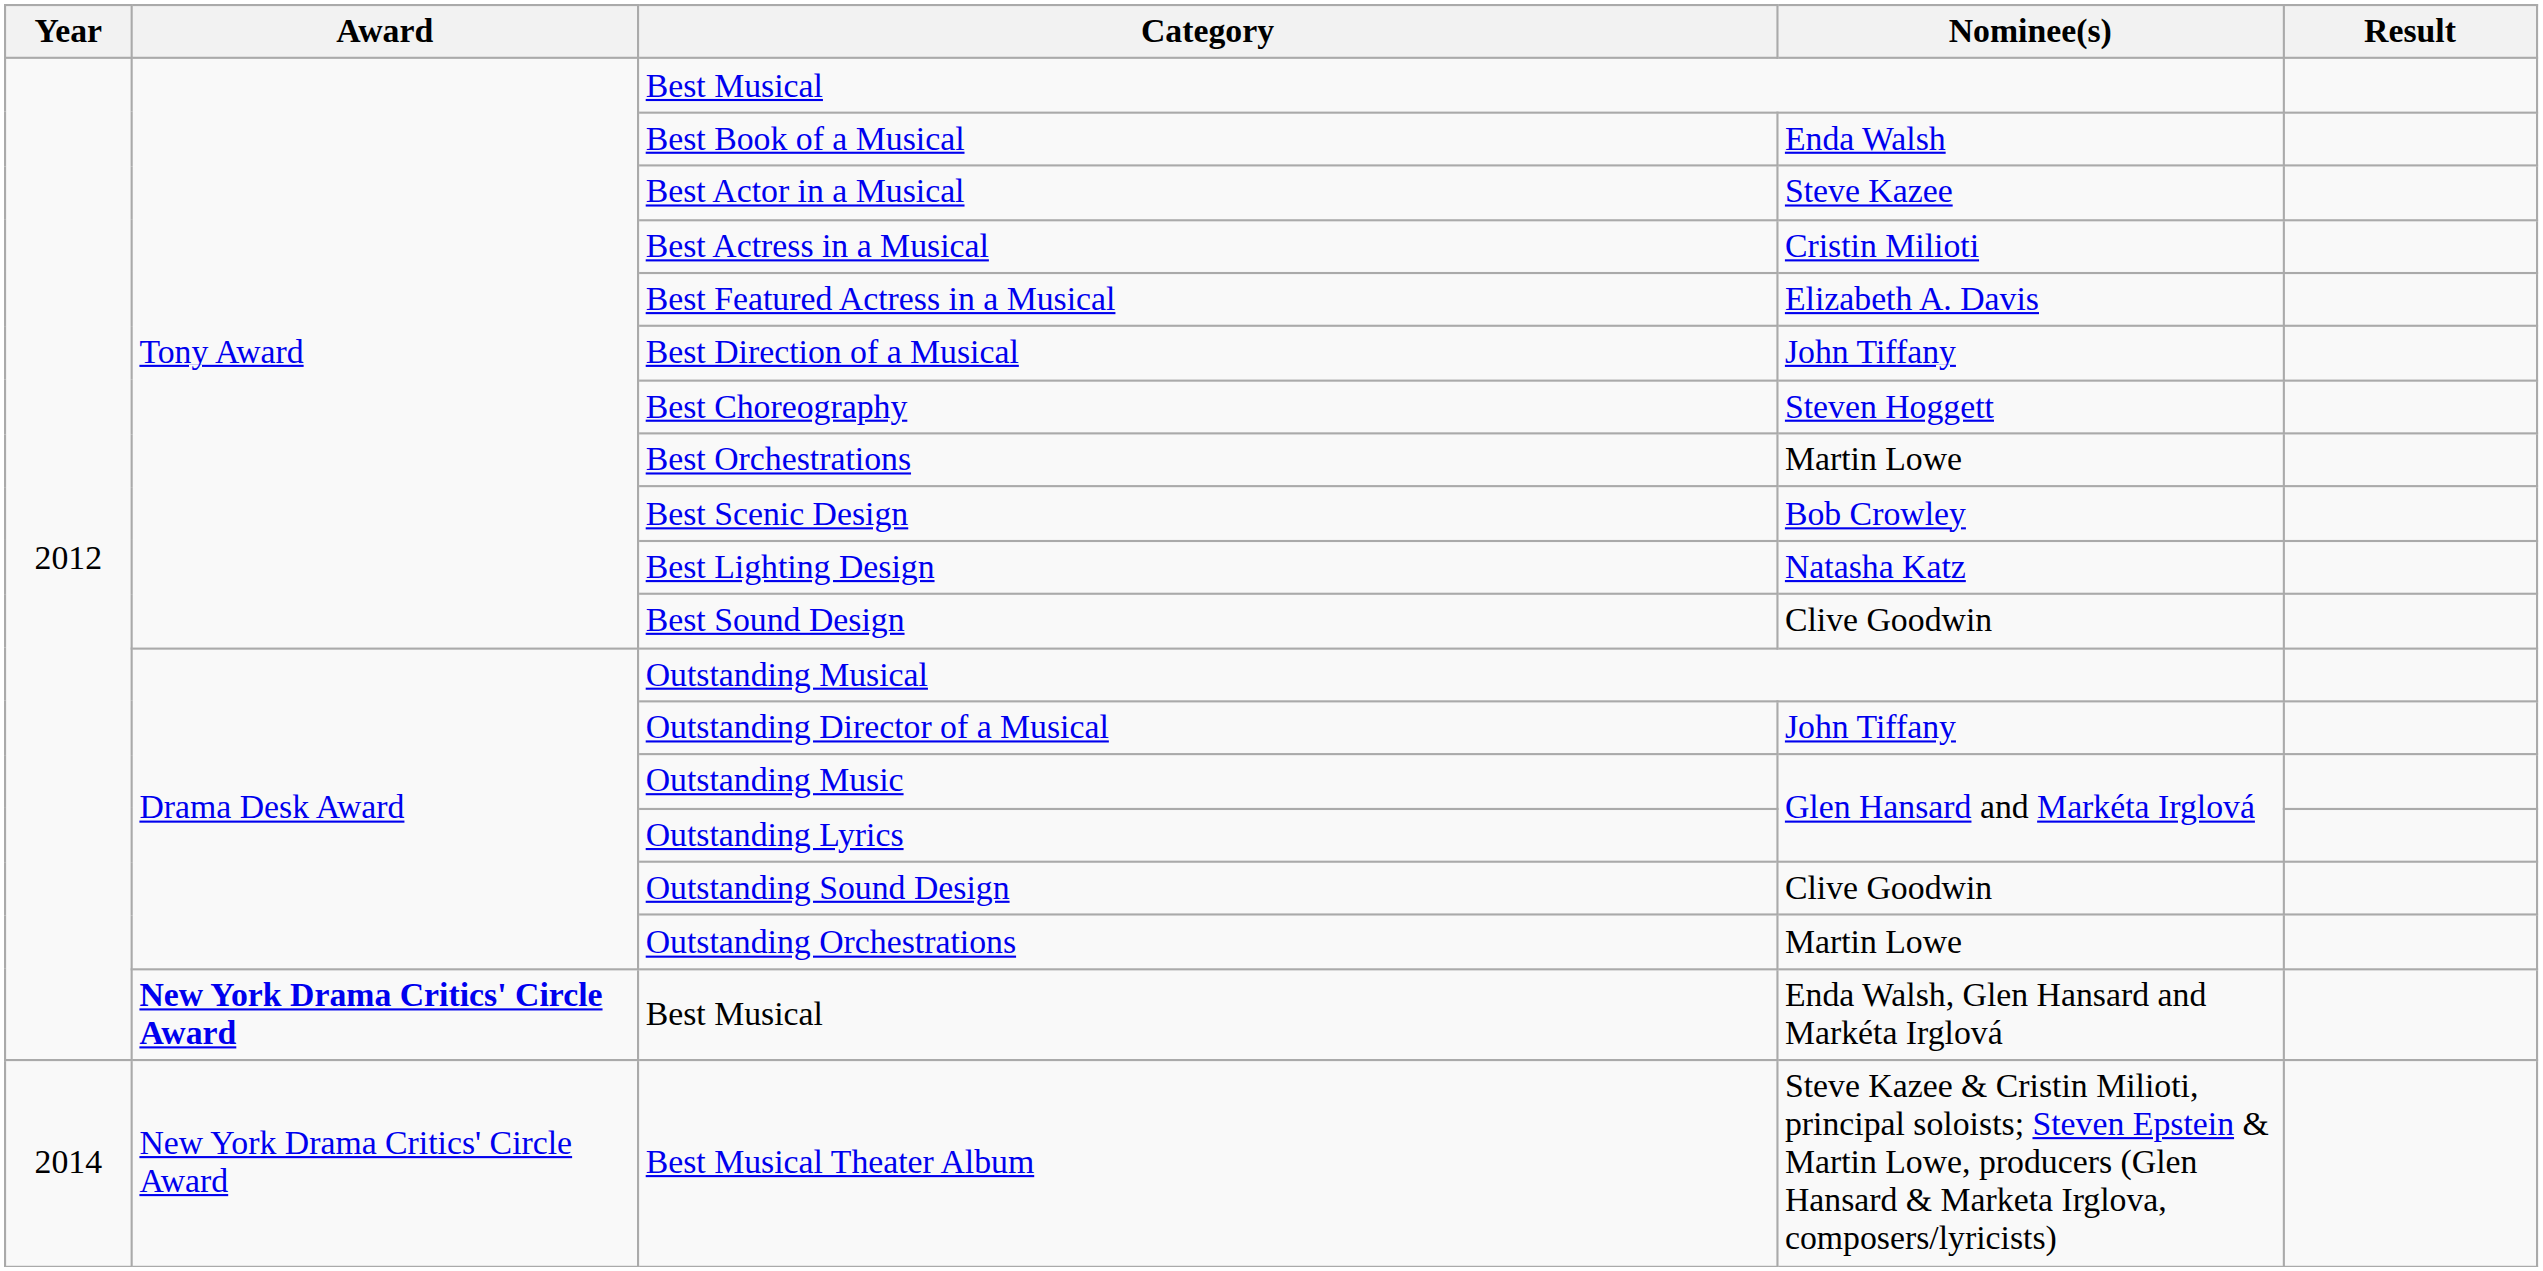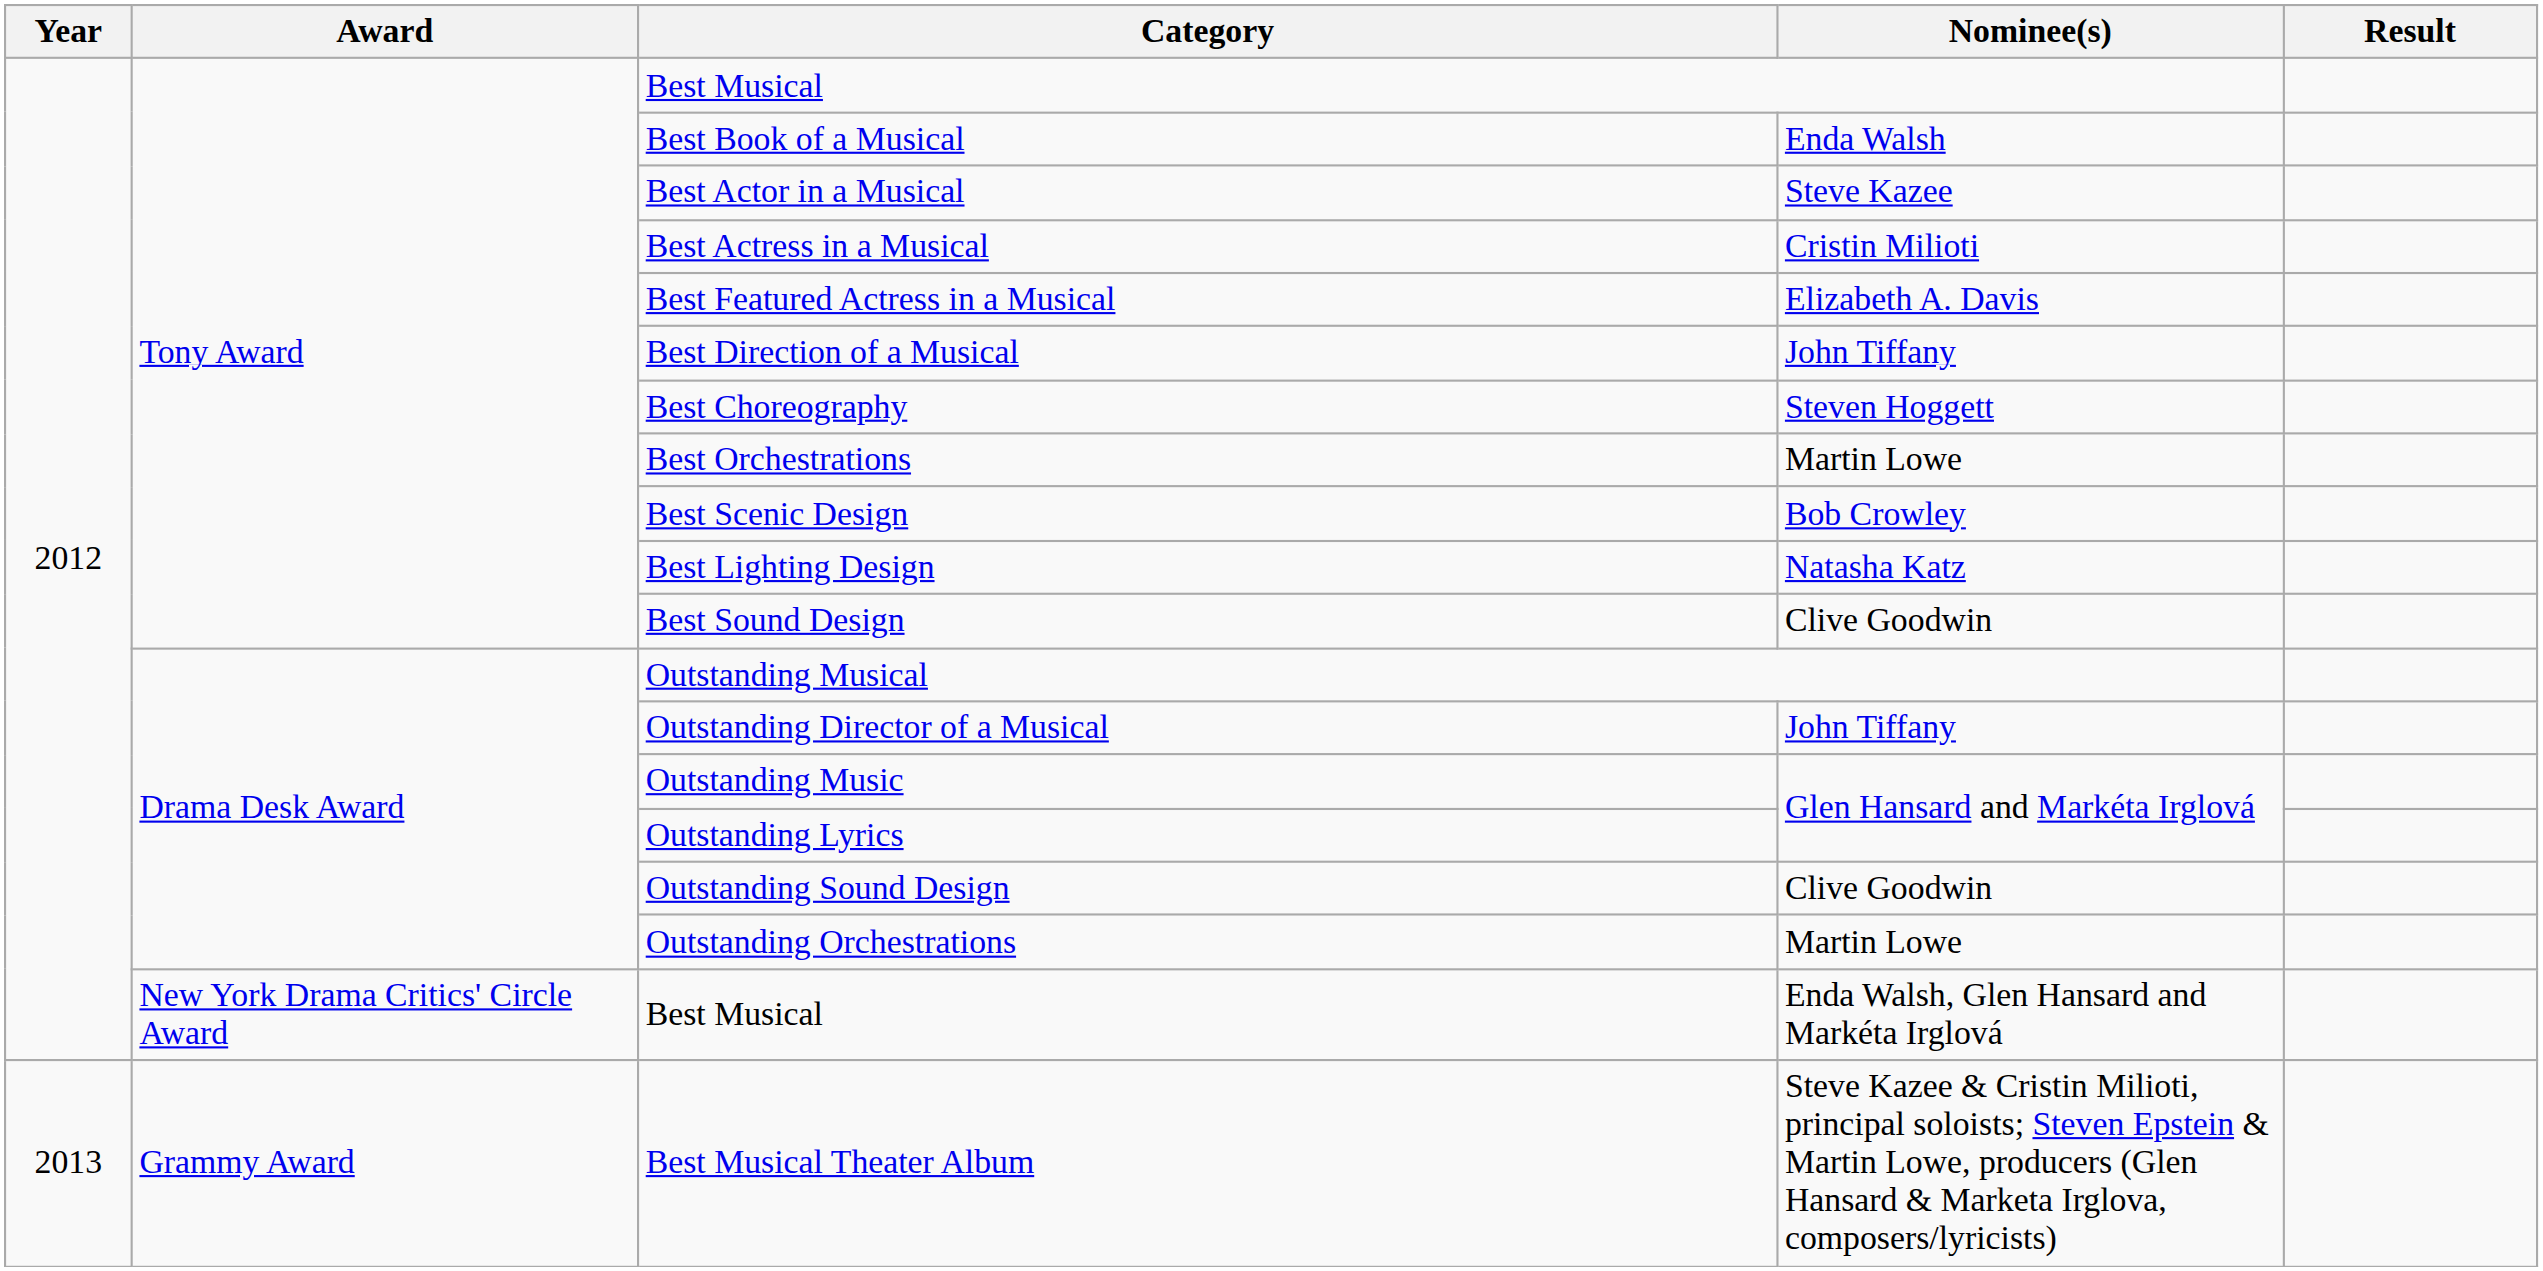(371, 1014) bold -> (356, 1014) normal
(68, 1162) 2014 -> (68, 1162) 2013
(356, 1162) New York Drama Critics' Circle Award -> (247, 1162) Grammy Award
